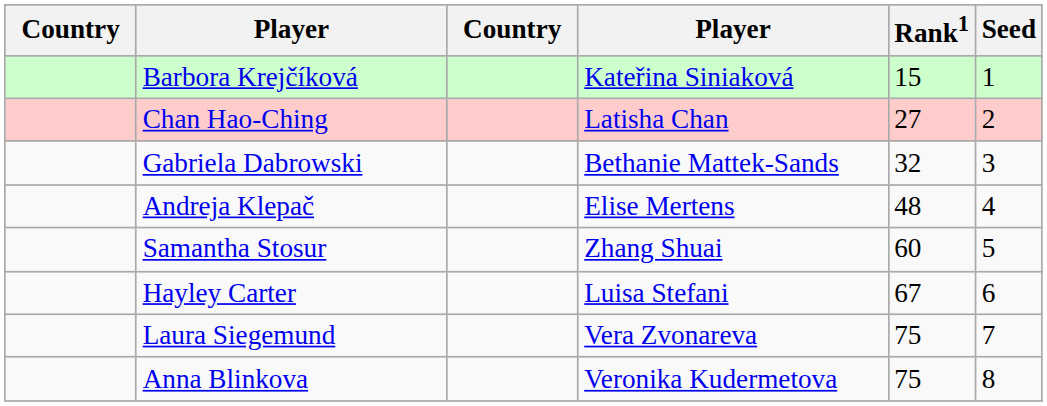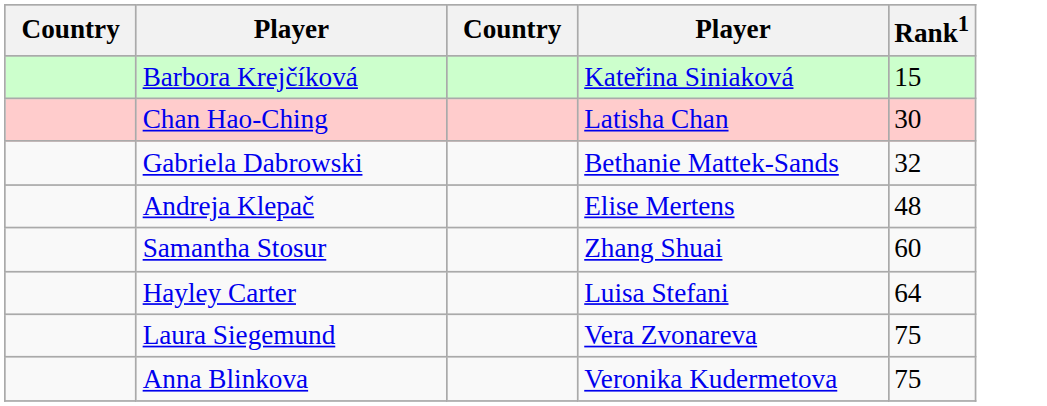- column: (1009, 29)
(908, 119) 27 -> (908, 119) 30
(908, 292) 67 -> (908, 292) 64
